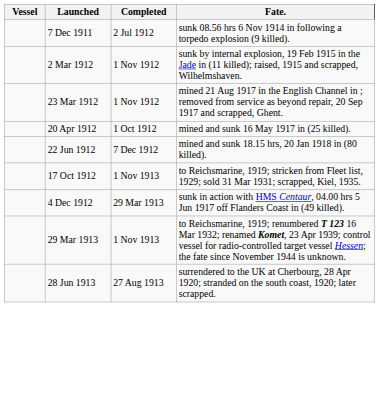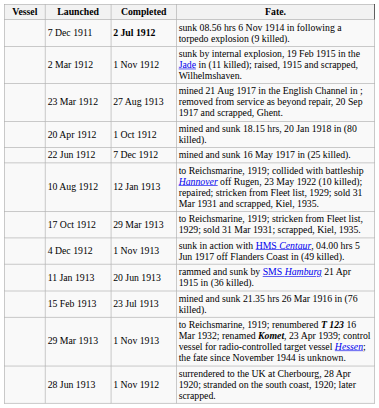(133, 33) normal -> (134, 33) bold
(136, 102) 1 Nov 1912 -> (138, 102) 27 Aug 1913
(265, 129) mined and sunk 16 May 1917 in (25 killed). -> (268, 134) mined and sunk 18.15 hrs, 20 Jan 1918 in (80 killed).
(268, 150) mined and sunk 18.15 hrs, 20 Jan 1918 in (80 killed). -> (265, 155) mined and sunk 16 May 1917 in (25 killed).
+ row: (73, 187)
(136, 176) 1 Nov 1913 -> (138, 224) 29 Mar 1913
(138, 202) 29 Mar 1913 -> (136, 251) 1 Nov 1913
+ row: (71, 277)
+ row: (72, 304)
(138, 283) 27 Aug 1913 -> (136, 384) 1 Nov 1912
